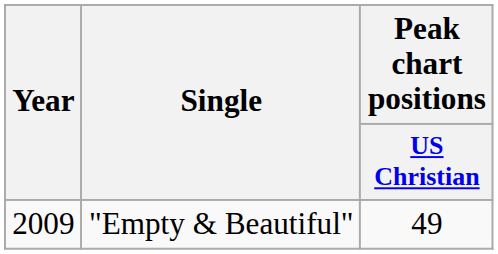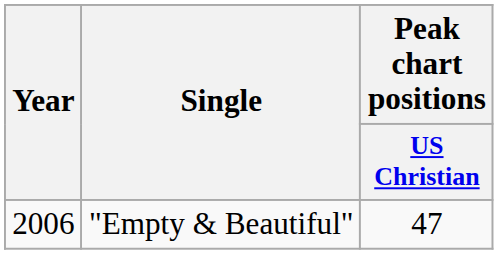(43, 223) 2009 -> (43, 223) 2006
(427, 223) 49 -> (427, 223) 47
